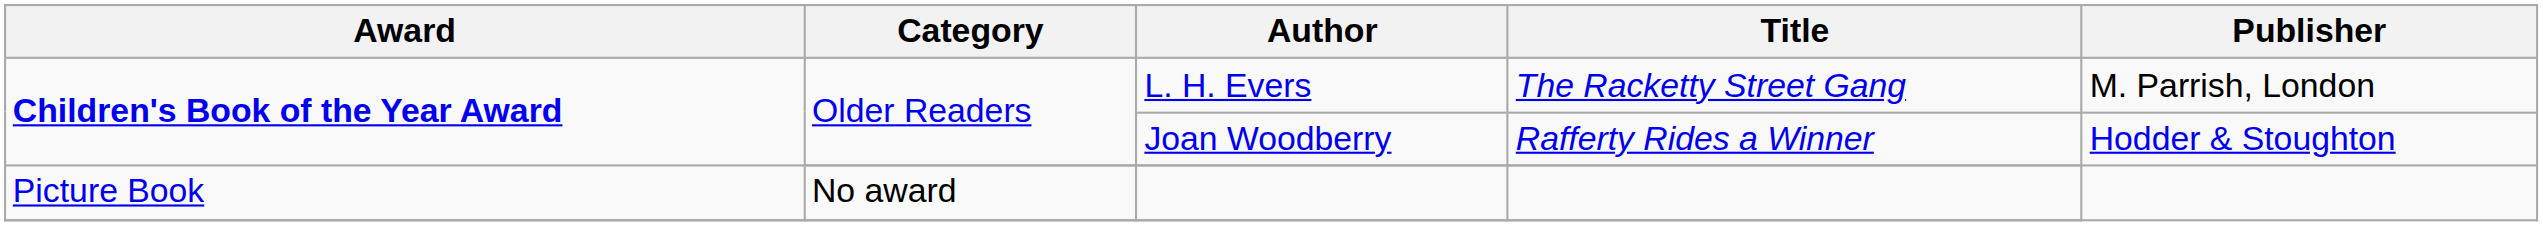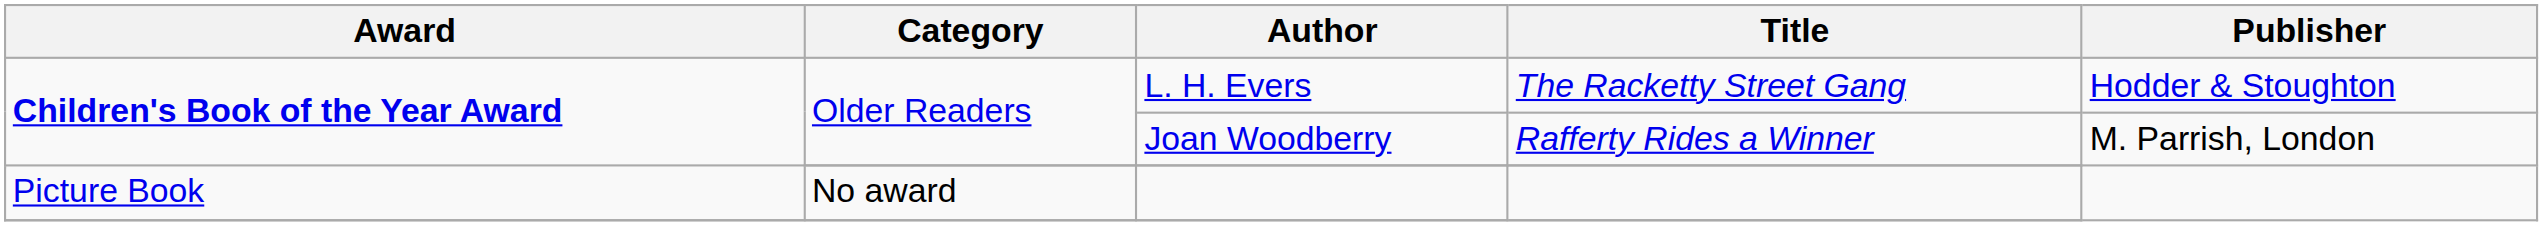(2232, 84) M. Parrish, London -> (2243, 84) Hodder & Stoughton
(2243, 138) Hodder & Stoughton -> (2232, 138) M. Parrish, London
